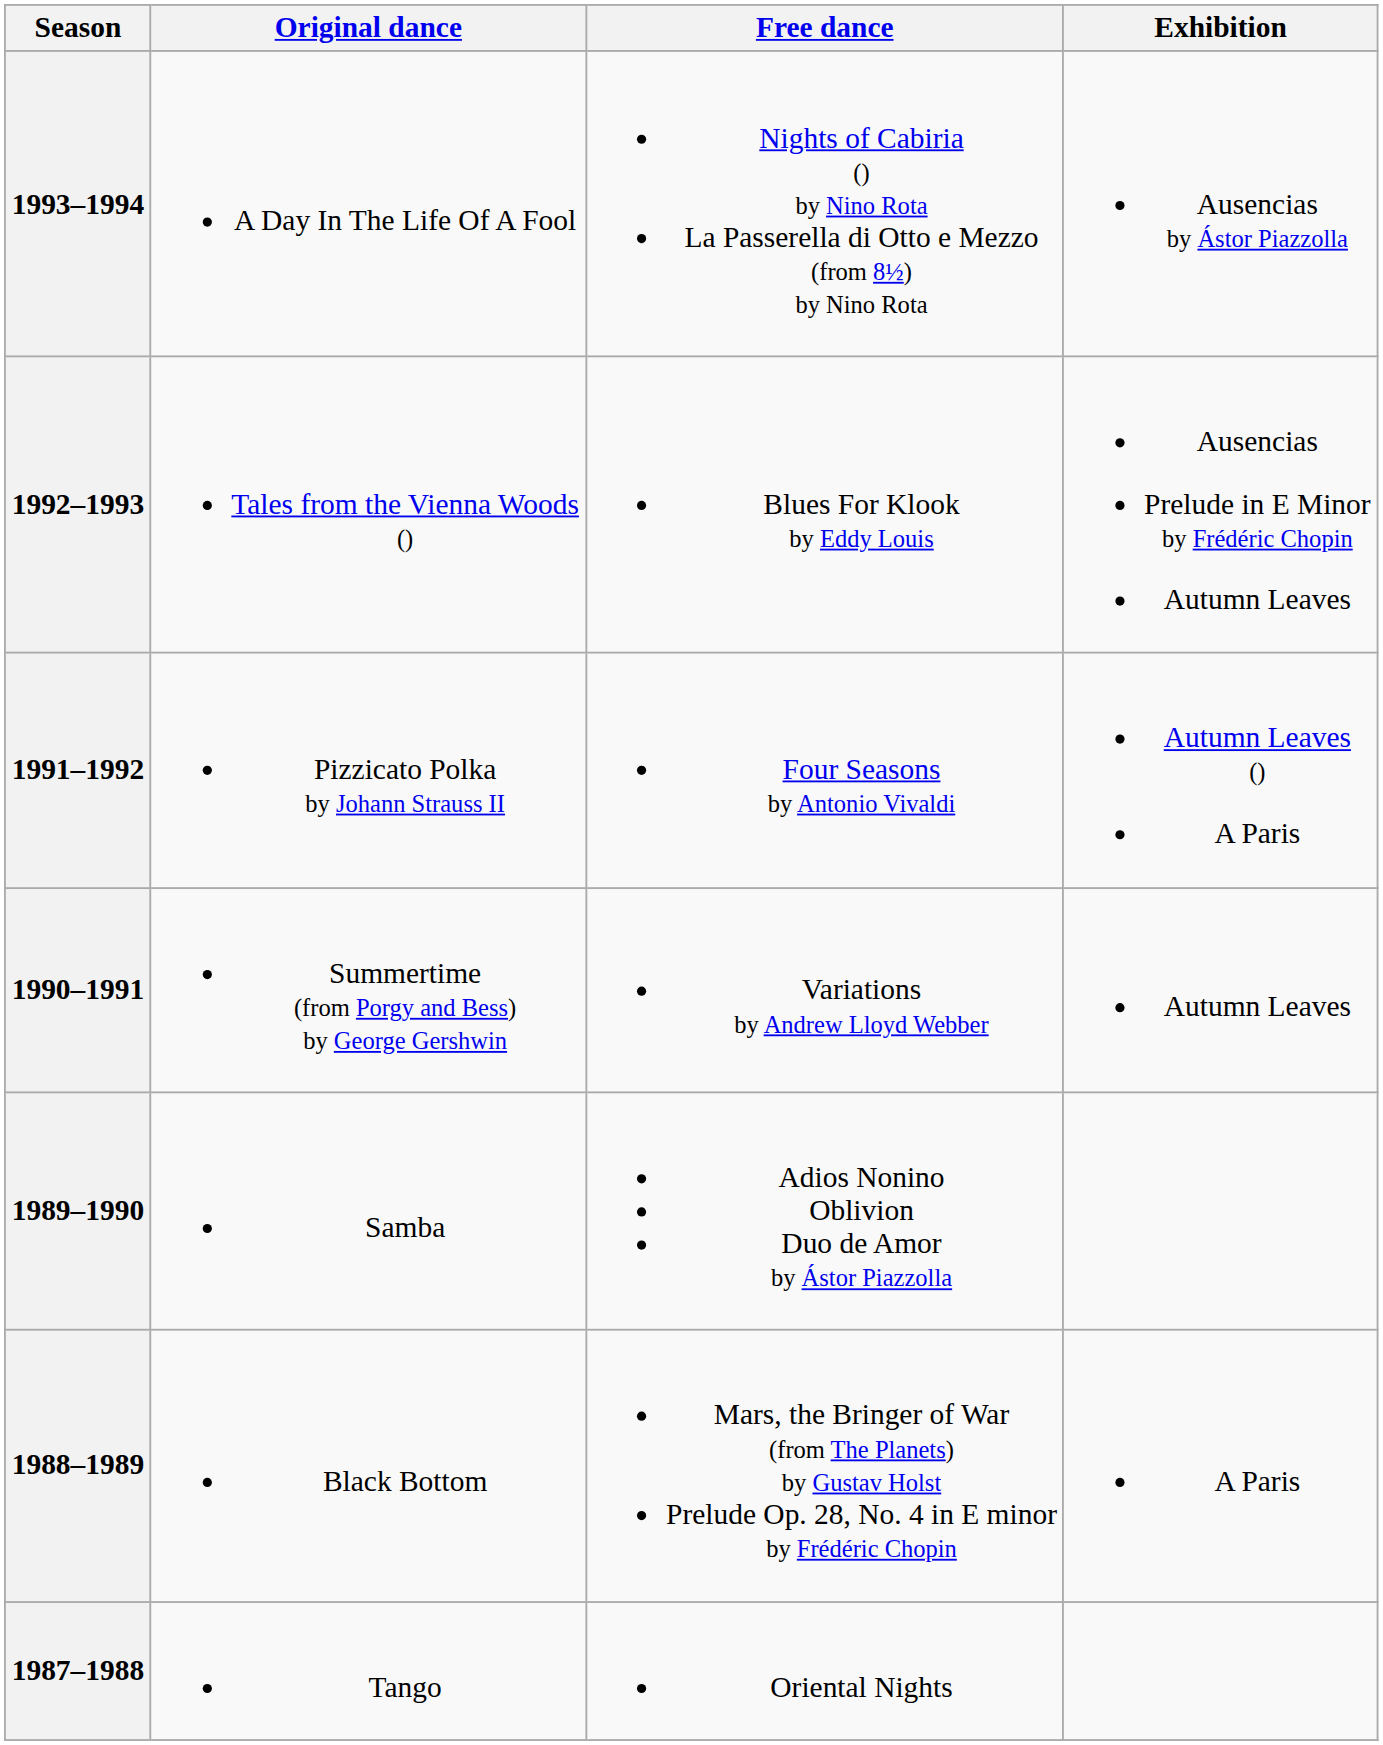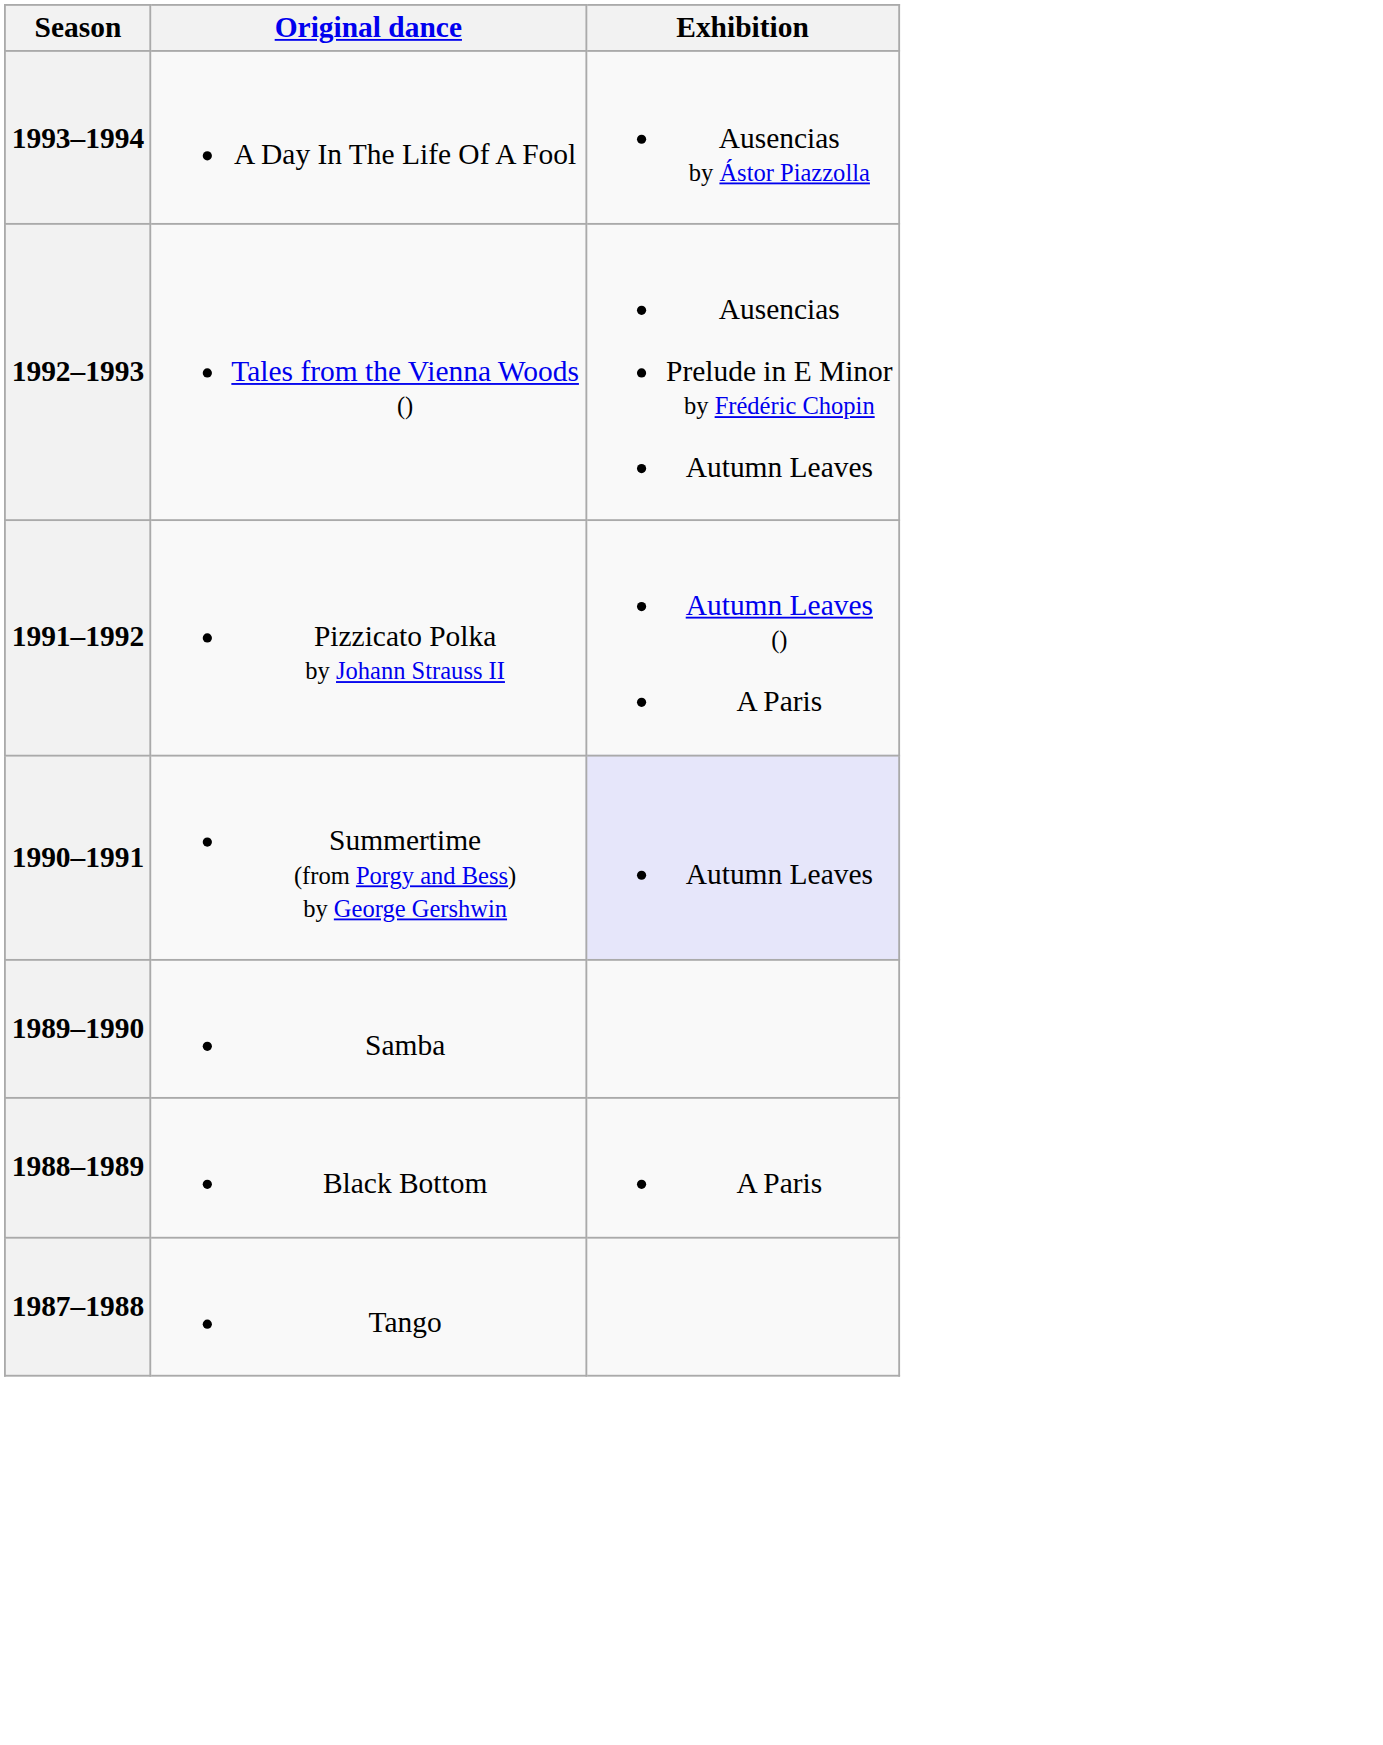- column: (825, 27)
(1221, 1006) no background -> (743, 874) lavender background
